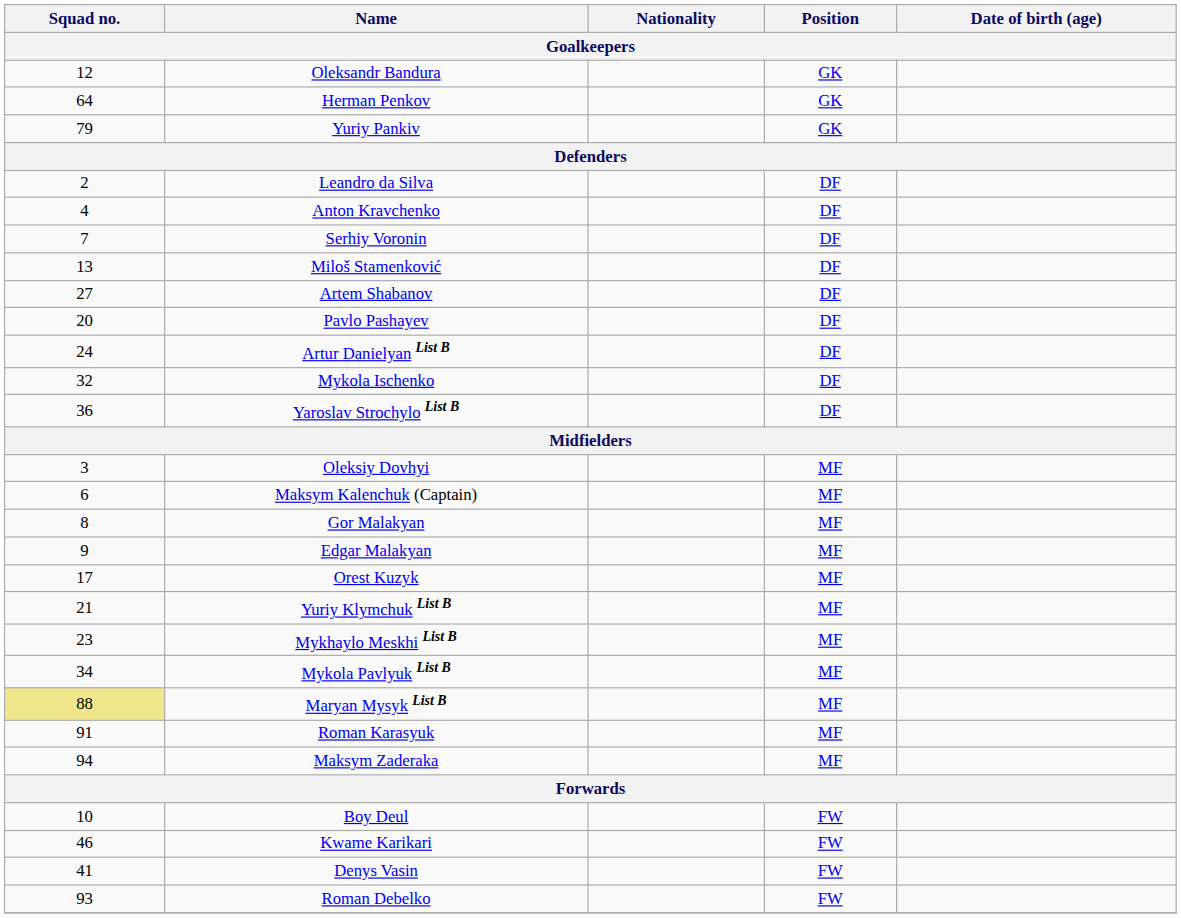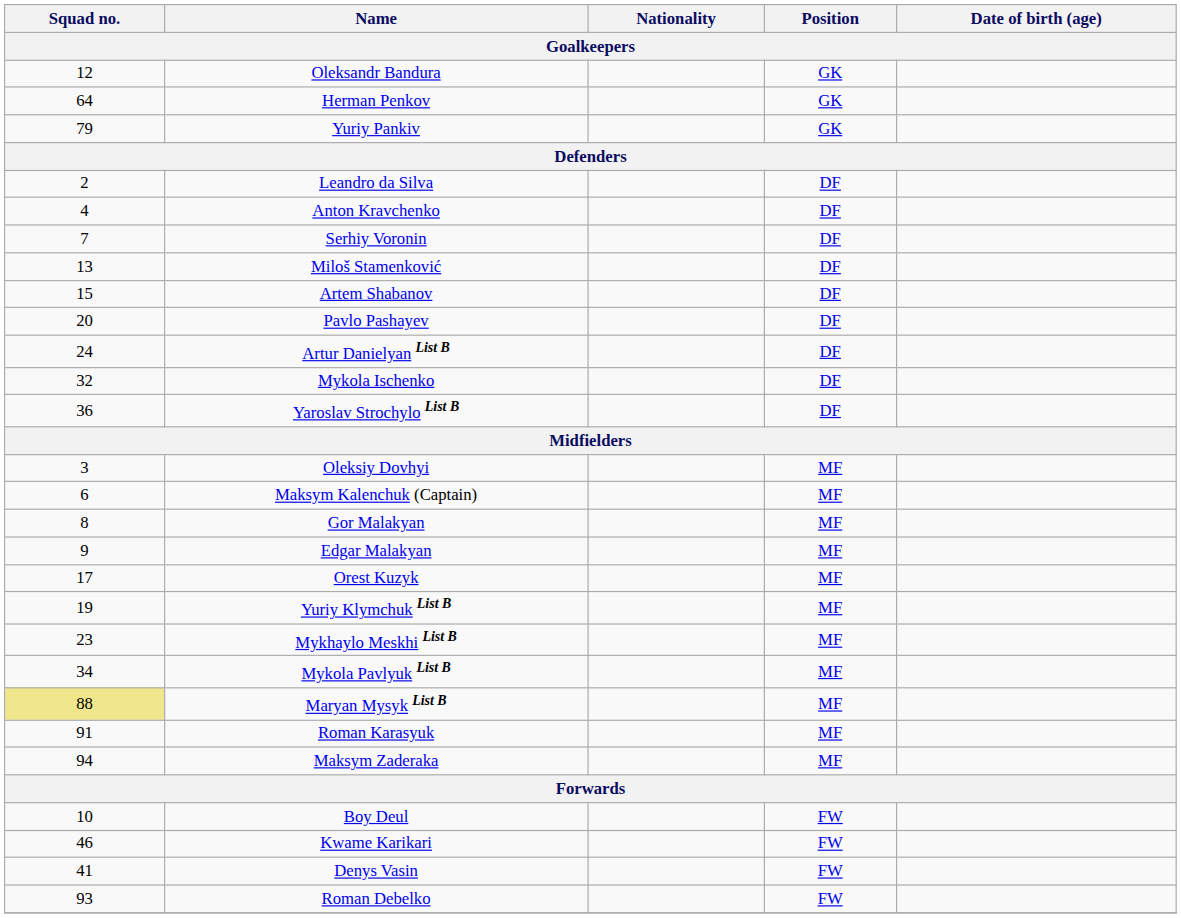(85, 294) 27 -> (85, 294) 15
(85, 608) 21 -> (85, 608) 19
